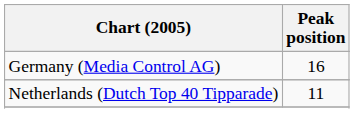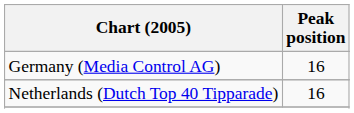(316, 93) 11 -> (316, 93) 16
